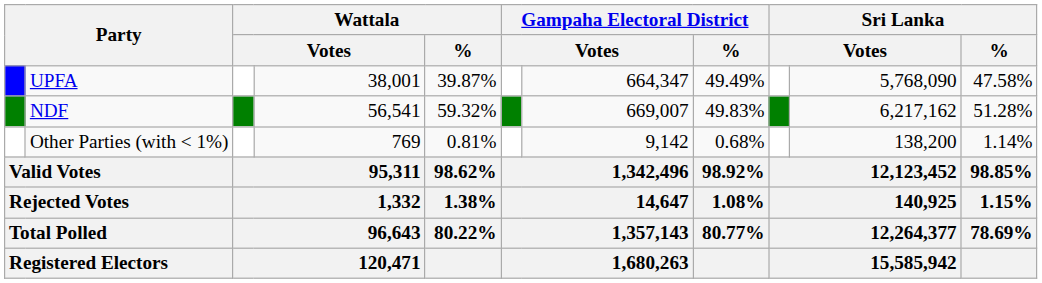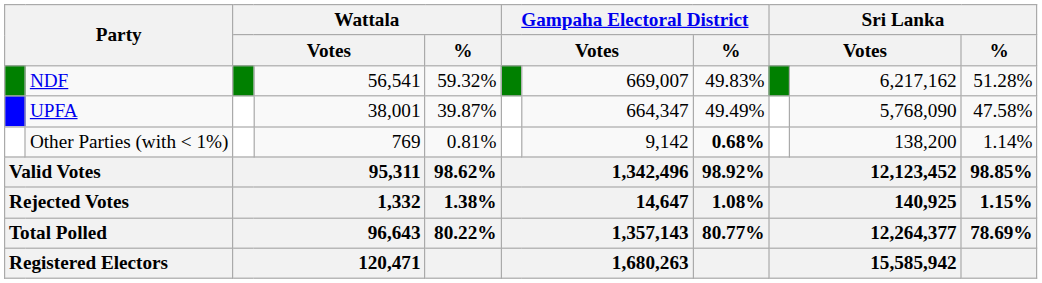rows swapped: (49, 111) <-> (54, 80)
(740, 141) normal -> (738, 141) bold
